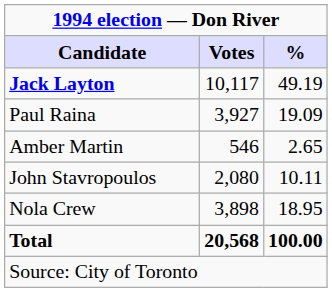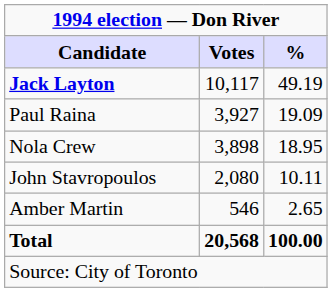rows swapped: (52, 209) <-> (66, 146)
